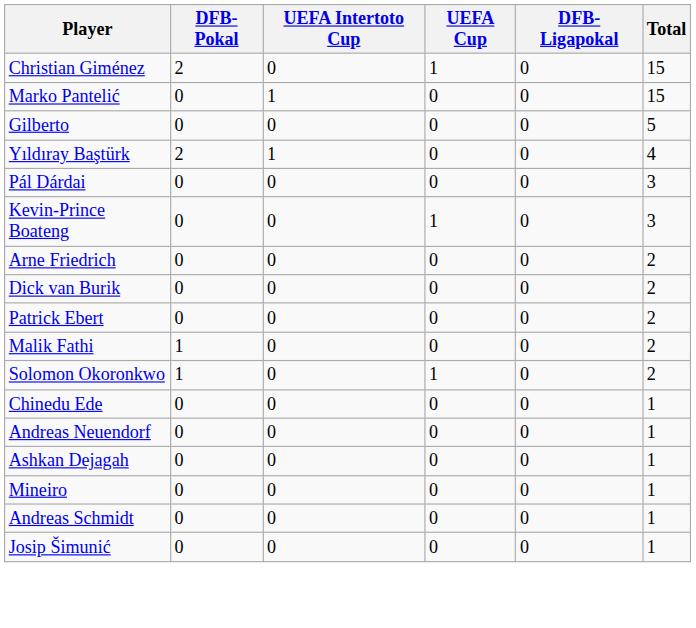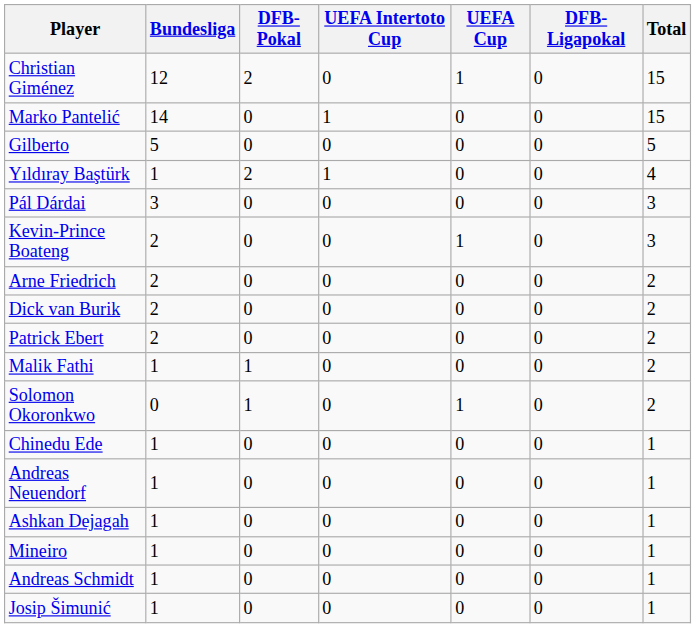+ column: (193, 29)
